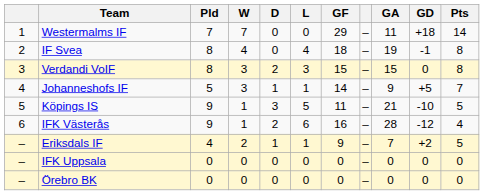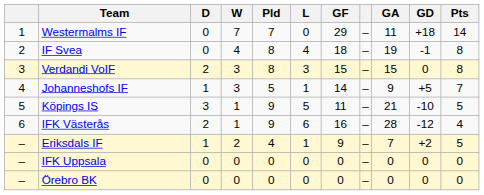columns swapped: (209, 13) <-> (275, 13)
